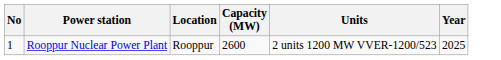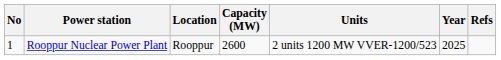+ column: (482, 20)
